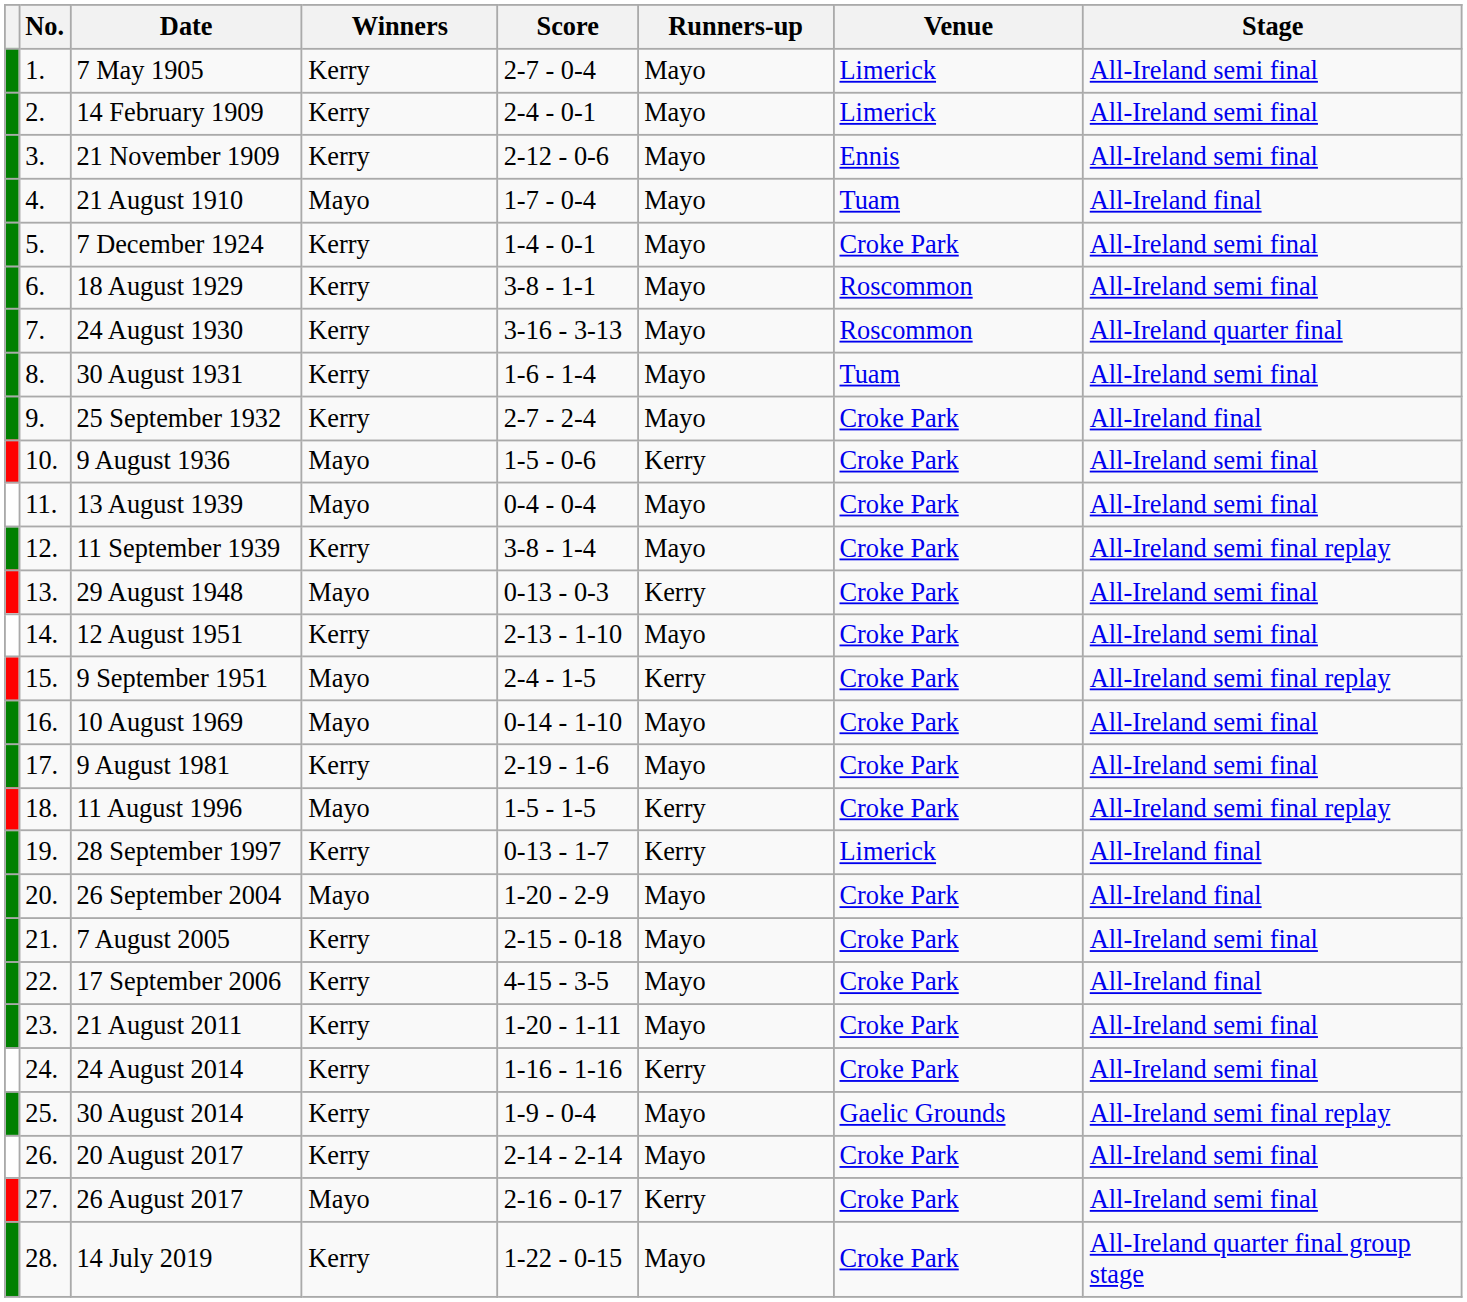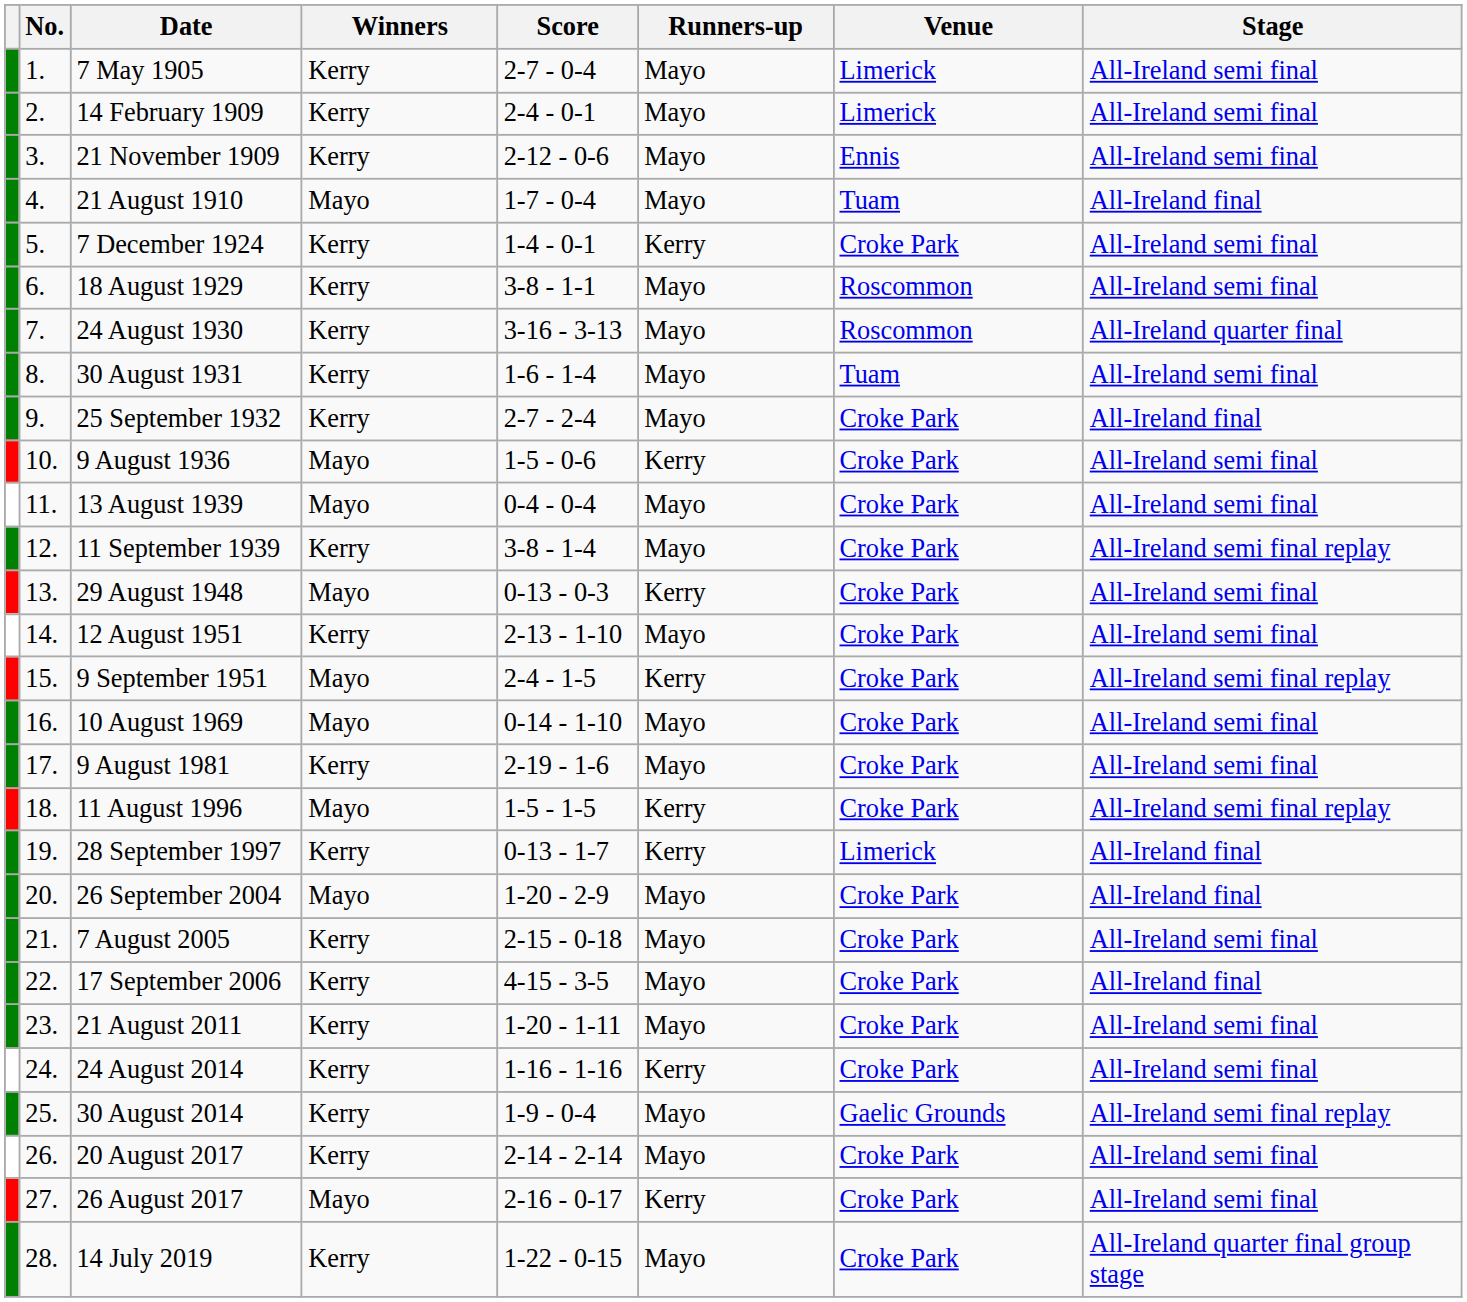(675, 243) Mayo -> (675, 243) Kerry
